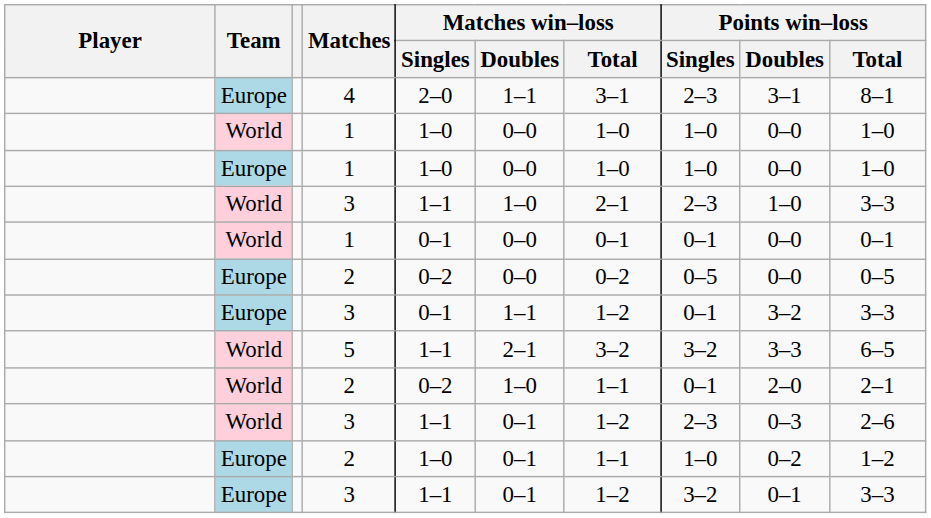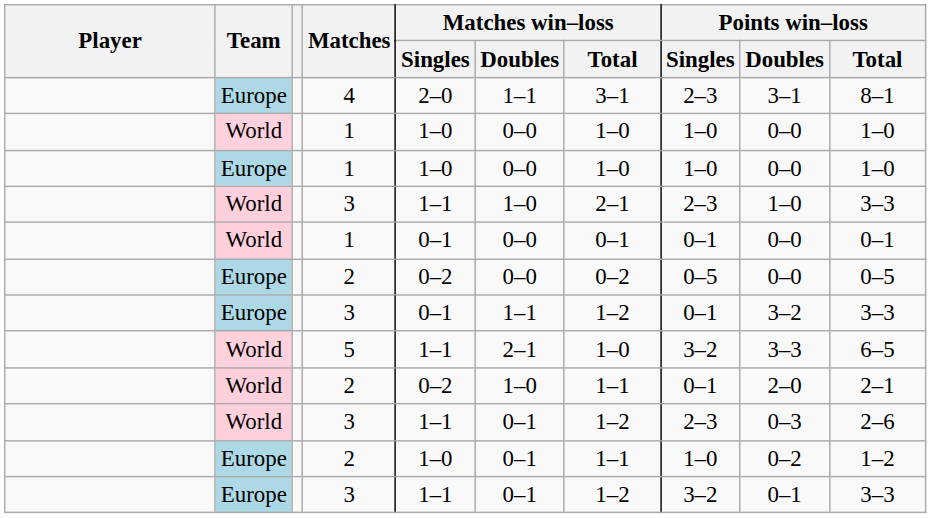(613, 349) 3–2 -> (613, 349) 1–0
